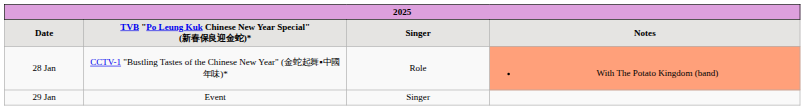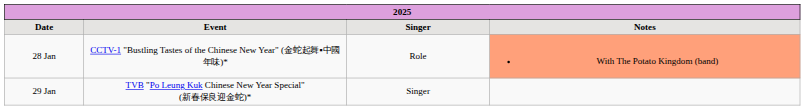(215, 33) TVB "Po Leung Kuk Chinese New Year Special" (新春保良迎金蛇)* -> (215, 27) Event
(215, 98) Event -> (215, 91) TVB "Po Leung Kuk Chinese New Year Special" (新春保良迎金蛇)*
